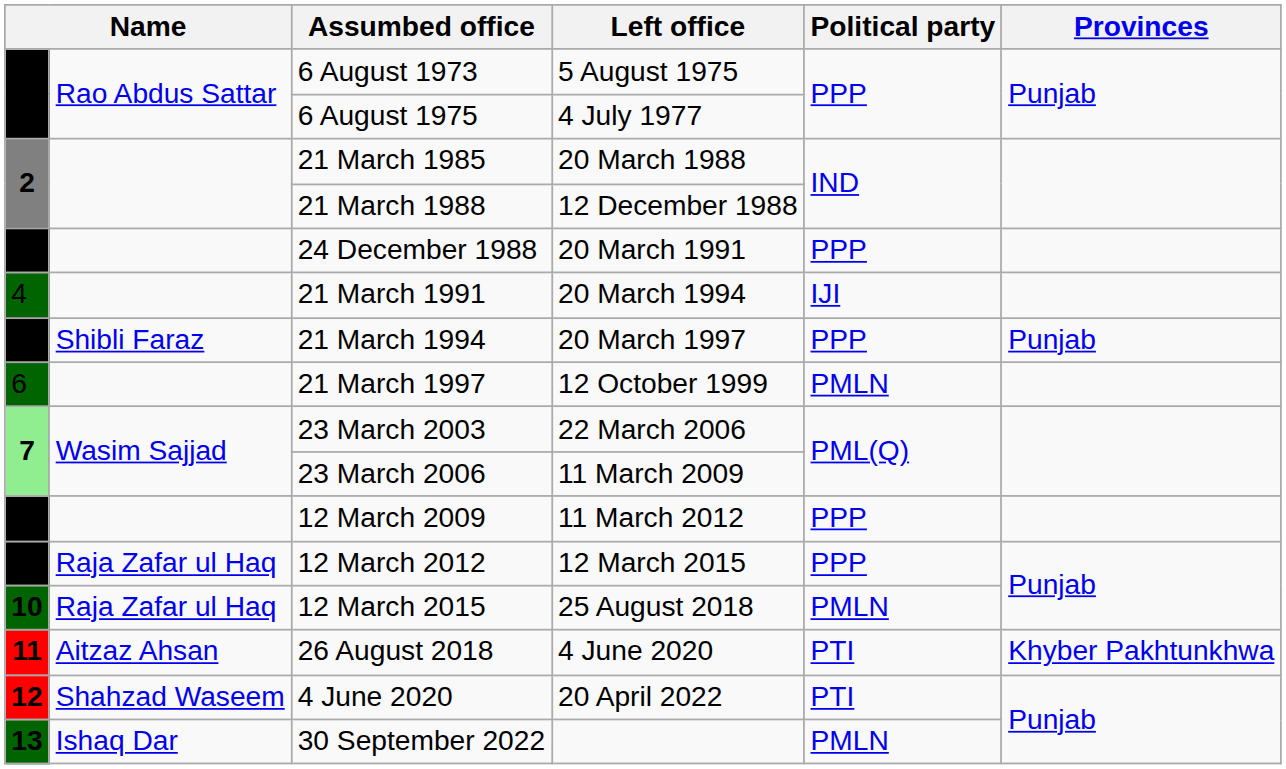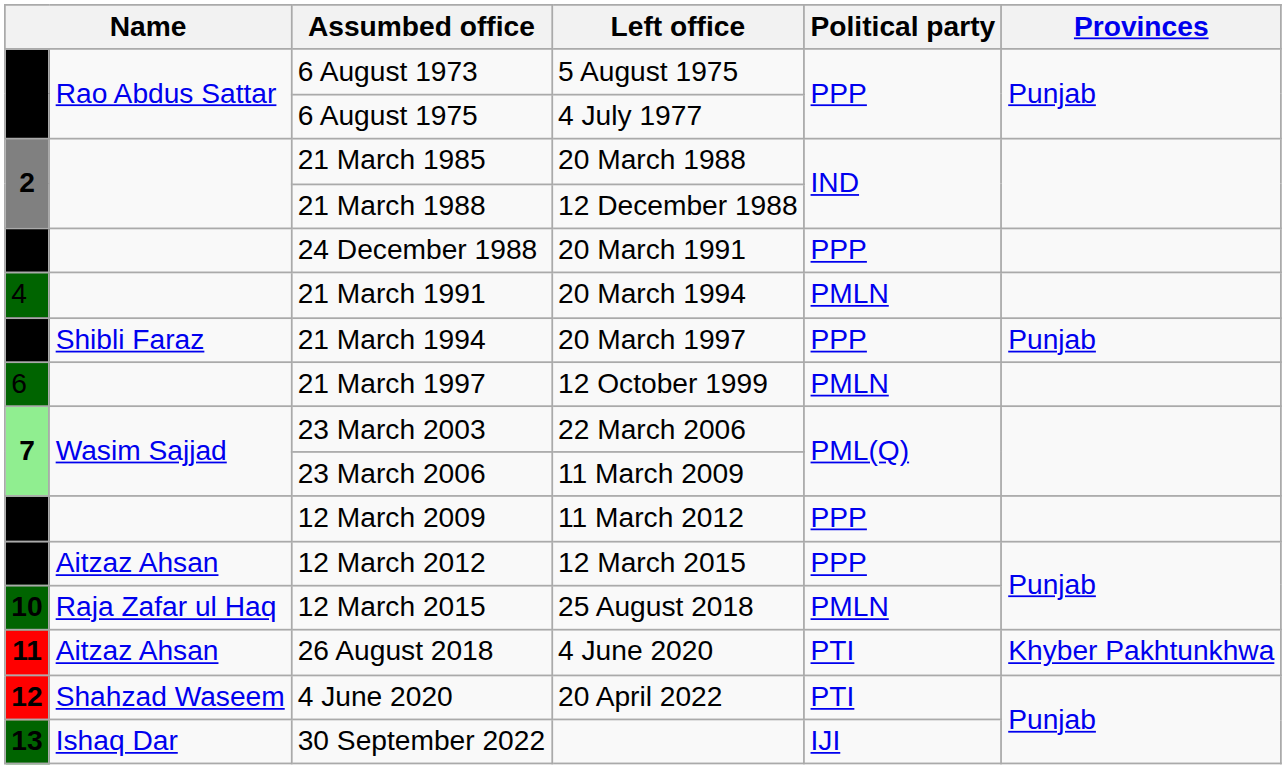(825, 294) IJI -> (850, 294) PMLN
(166, 562) Raja Zafar ul Haq -> (137, 562) Aitzaz Ahsan
(850, 741) PMLN -> (825, 741) IJI
